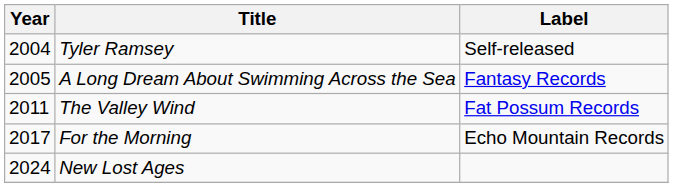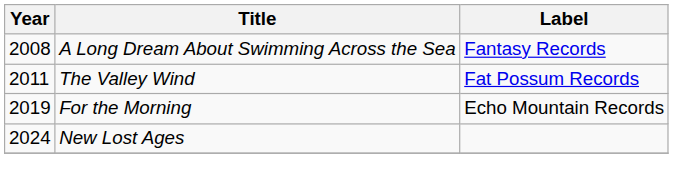- row: (116, 49)
(30, 78) 2005 -> (30, 49) 2008
(30, 138) 2017 -> (30, 108) 2019
